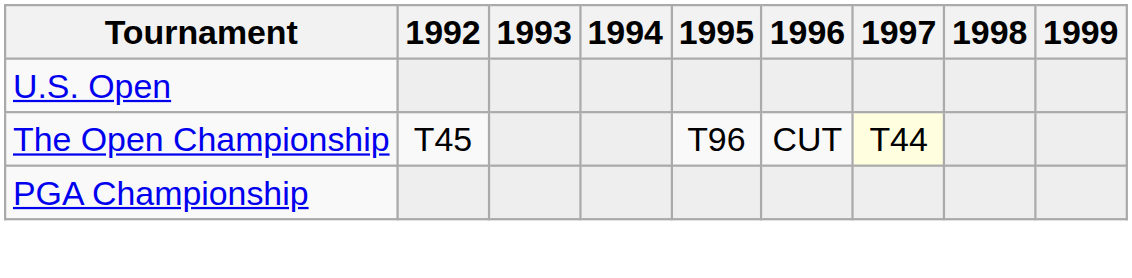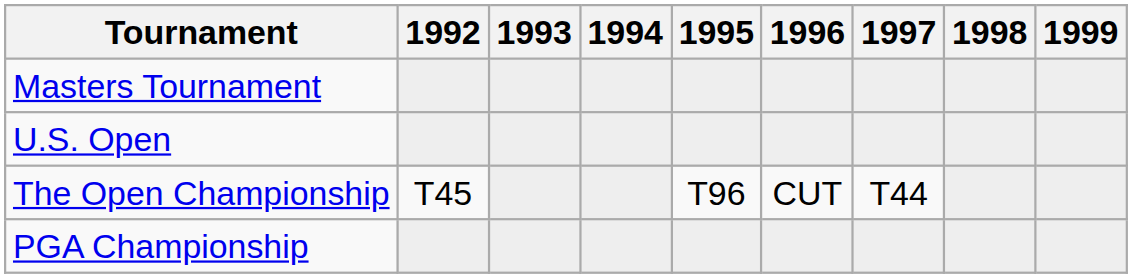+ row: (167, 86)
(899, 139) lightyellow background -> (899, 193) no background
